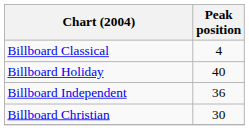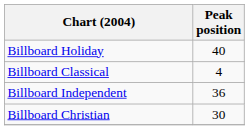rows swapped: (56, 72) <-> (58, 51)
